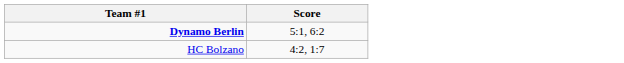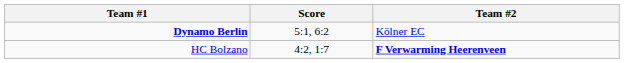+ column: (496, 13)
